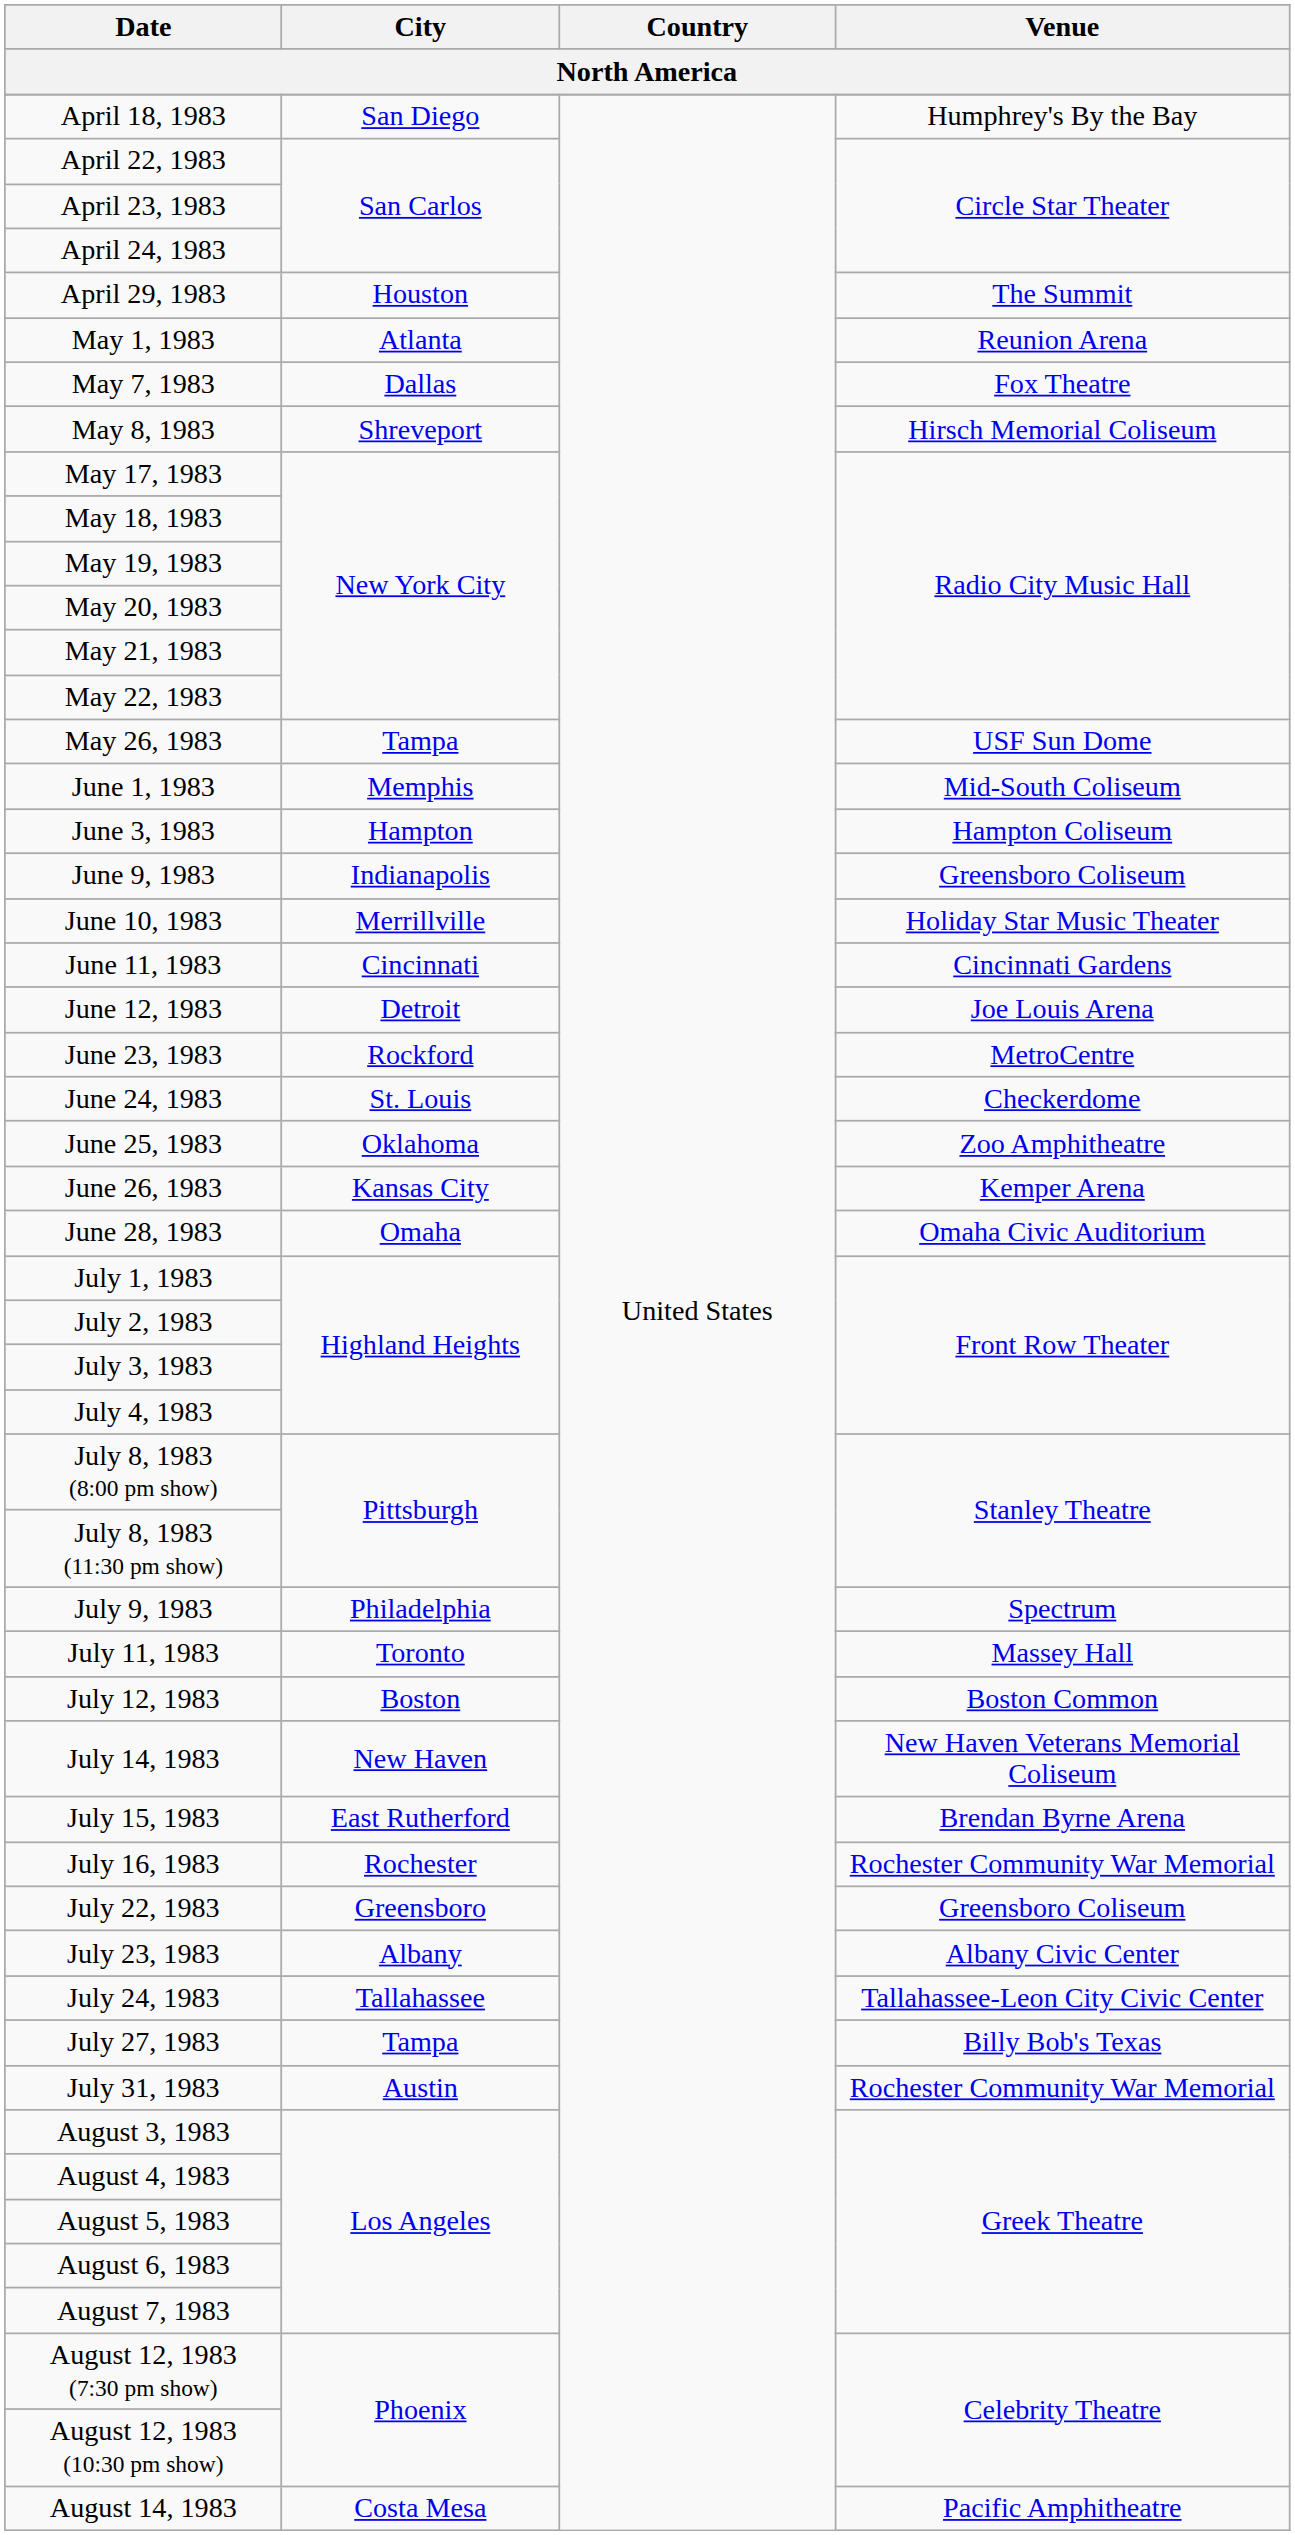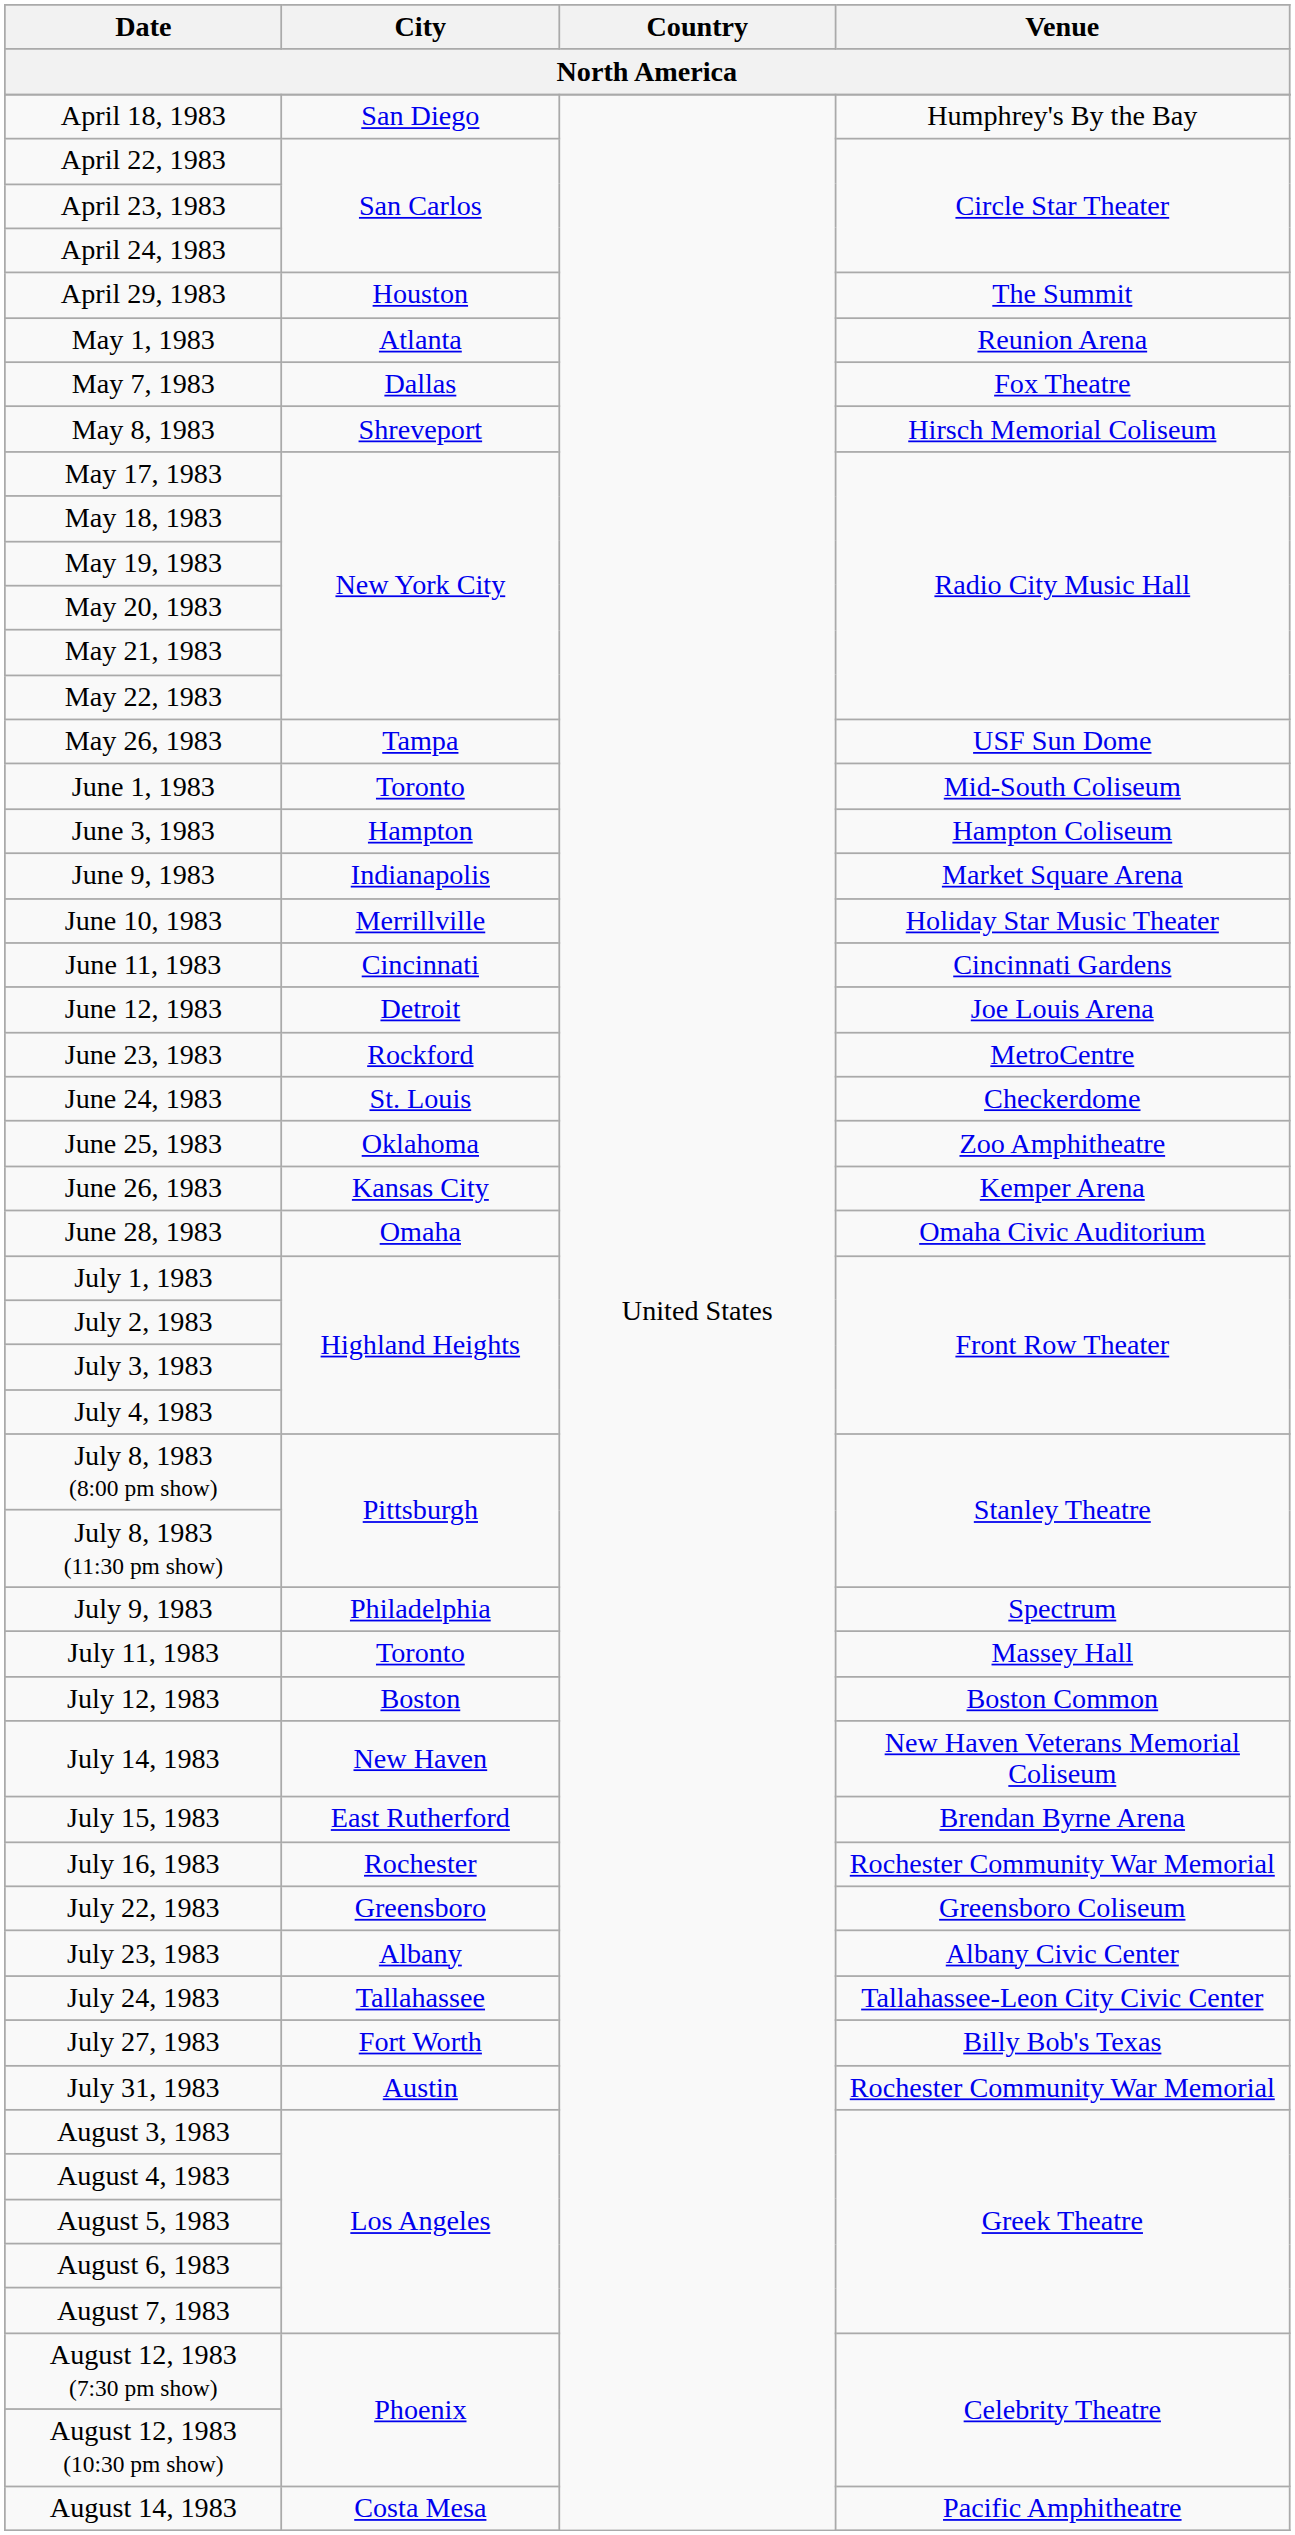(420, 786) Memphis -> (420, 786) Toronto
(1062, 875) Greensboro Coliseum -> (1062, 875) Market Square Arena
(420, 2042) Tampa -> (420, 2042) Fort Worth
